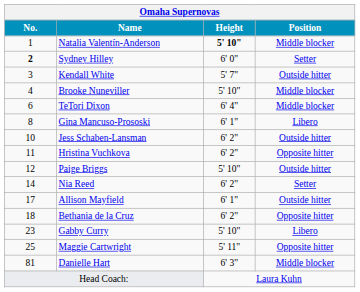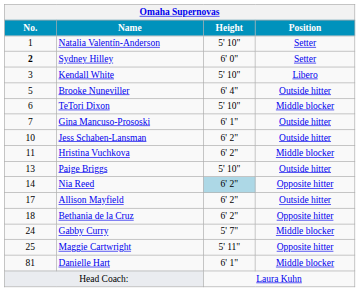(229, 44) bold -> (229, 44) normal
(305, 44) Middle blocker -> (305, 44) Setter
(229, 75) 5' 7" -> (229, 75) 5' 10"
(305, 75) Outside hitter -> (305, 75) Libero
(30, 91) 4 -> (30, 91) 5
(229, 91) 5' 10" -> (229, 91) 6' 4"
(305, 91) Middle blocker -> (305, 91) Outside hitter
(229, 106) 6' 4" -> (229, 106) 5' 10"
(30, 122) 8 -> (30, 122) 7
(305, 122) Libero -> (305, 122) Outside hitter
(305, 153) Opposite hitter -> (305, 153) Middle blocker
(30, 169) 12 -> (30, 169) 13
(229, 185) no background -> (229, 185) lightblue background
(305, 185) Setter -> (305, 185) Opposite hitter
(229, 200) 6' 1" -> (229, 200) 6' 2"
(30, 232) 23 -> (30, 232) 24
(229, 232) 5' 10" -> (229, 232) 5' 7"
(305, 232) Libero -> (305, 232) Middle blocker
(229, 263) 6' 3" -> (229, 263) 6' 1"
